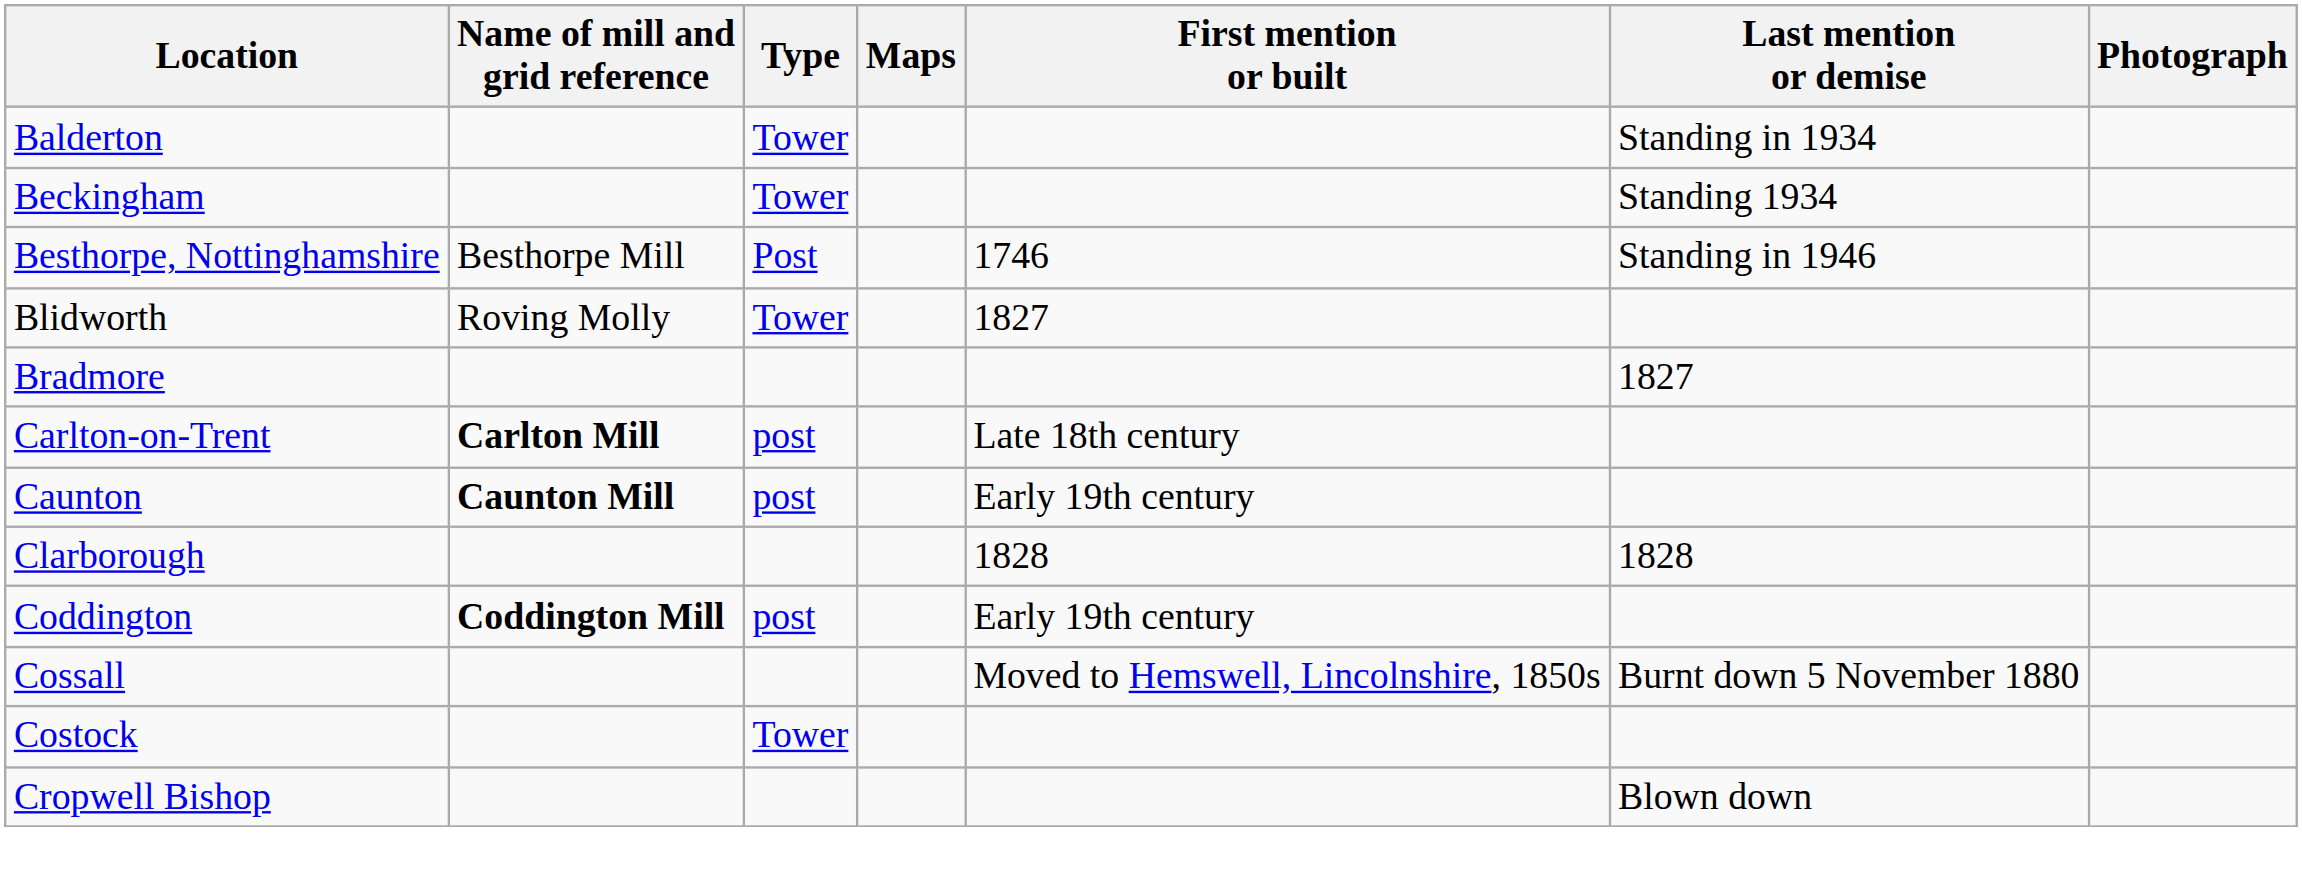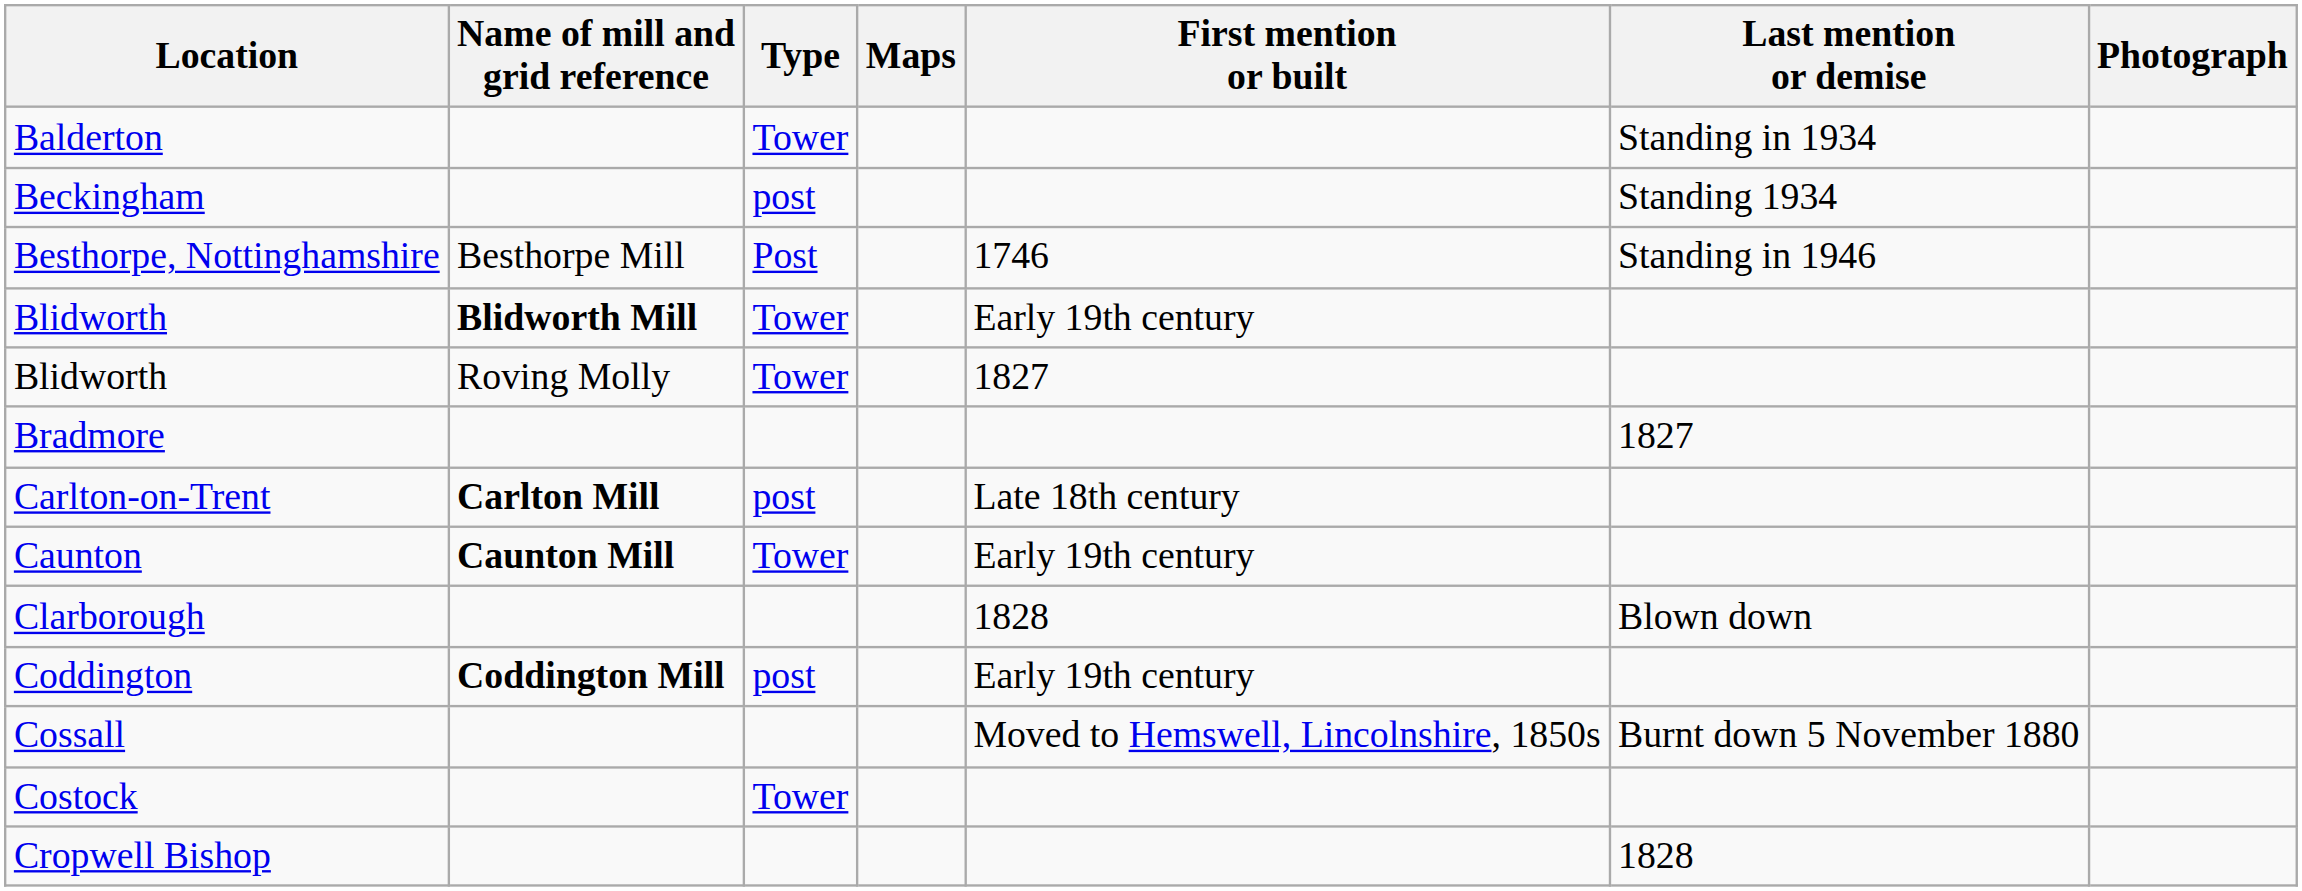(800, 196) Tower -> (784, 196) post
+ row: (90, 316)
(784, 496) post -> (800, 556) Tower
(1656, 556) 1828 -> (1715, 615) Blown down
(1715, 795) Blown down -> (1656, 855) 1828
